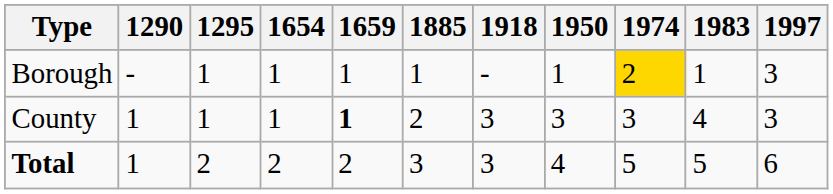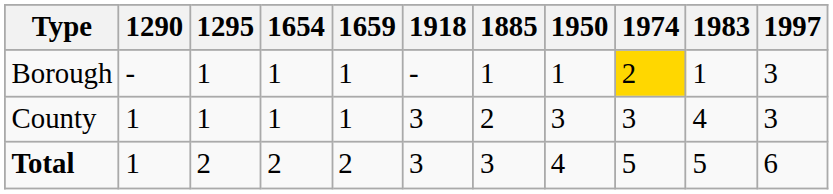columns swapped: (438, 27) <-> (509, 27)
(345, 118) bold -> (345, 118) normal
